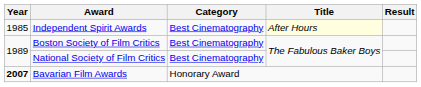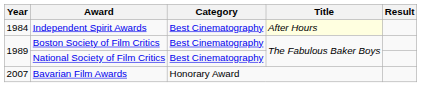(17, 27) 1985 -> (17, 27) 1984
(17, 74) bold -> (17, 74) normal
